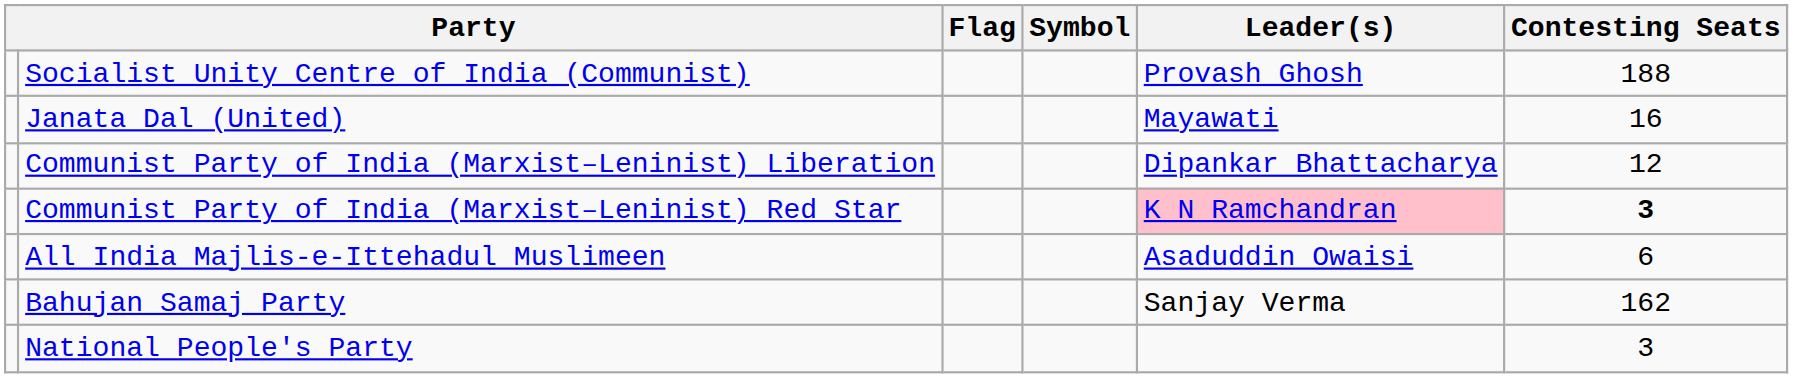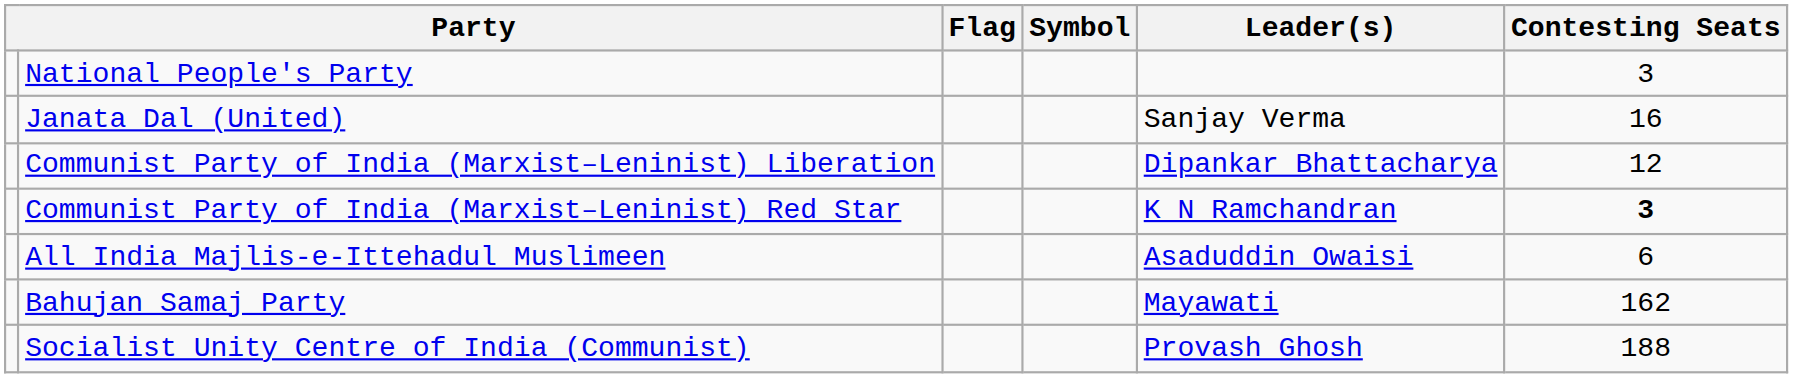rows swapped: (387, 74) <-> (219, 348)
(1211, 119) Mayawati -> (1245, 119) Sanjay Verma
(1270, 211) pink background -> (1270, 211) no background
(1245, 303) Sanjay Verma -> (1211, 303) Mayawati
